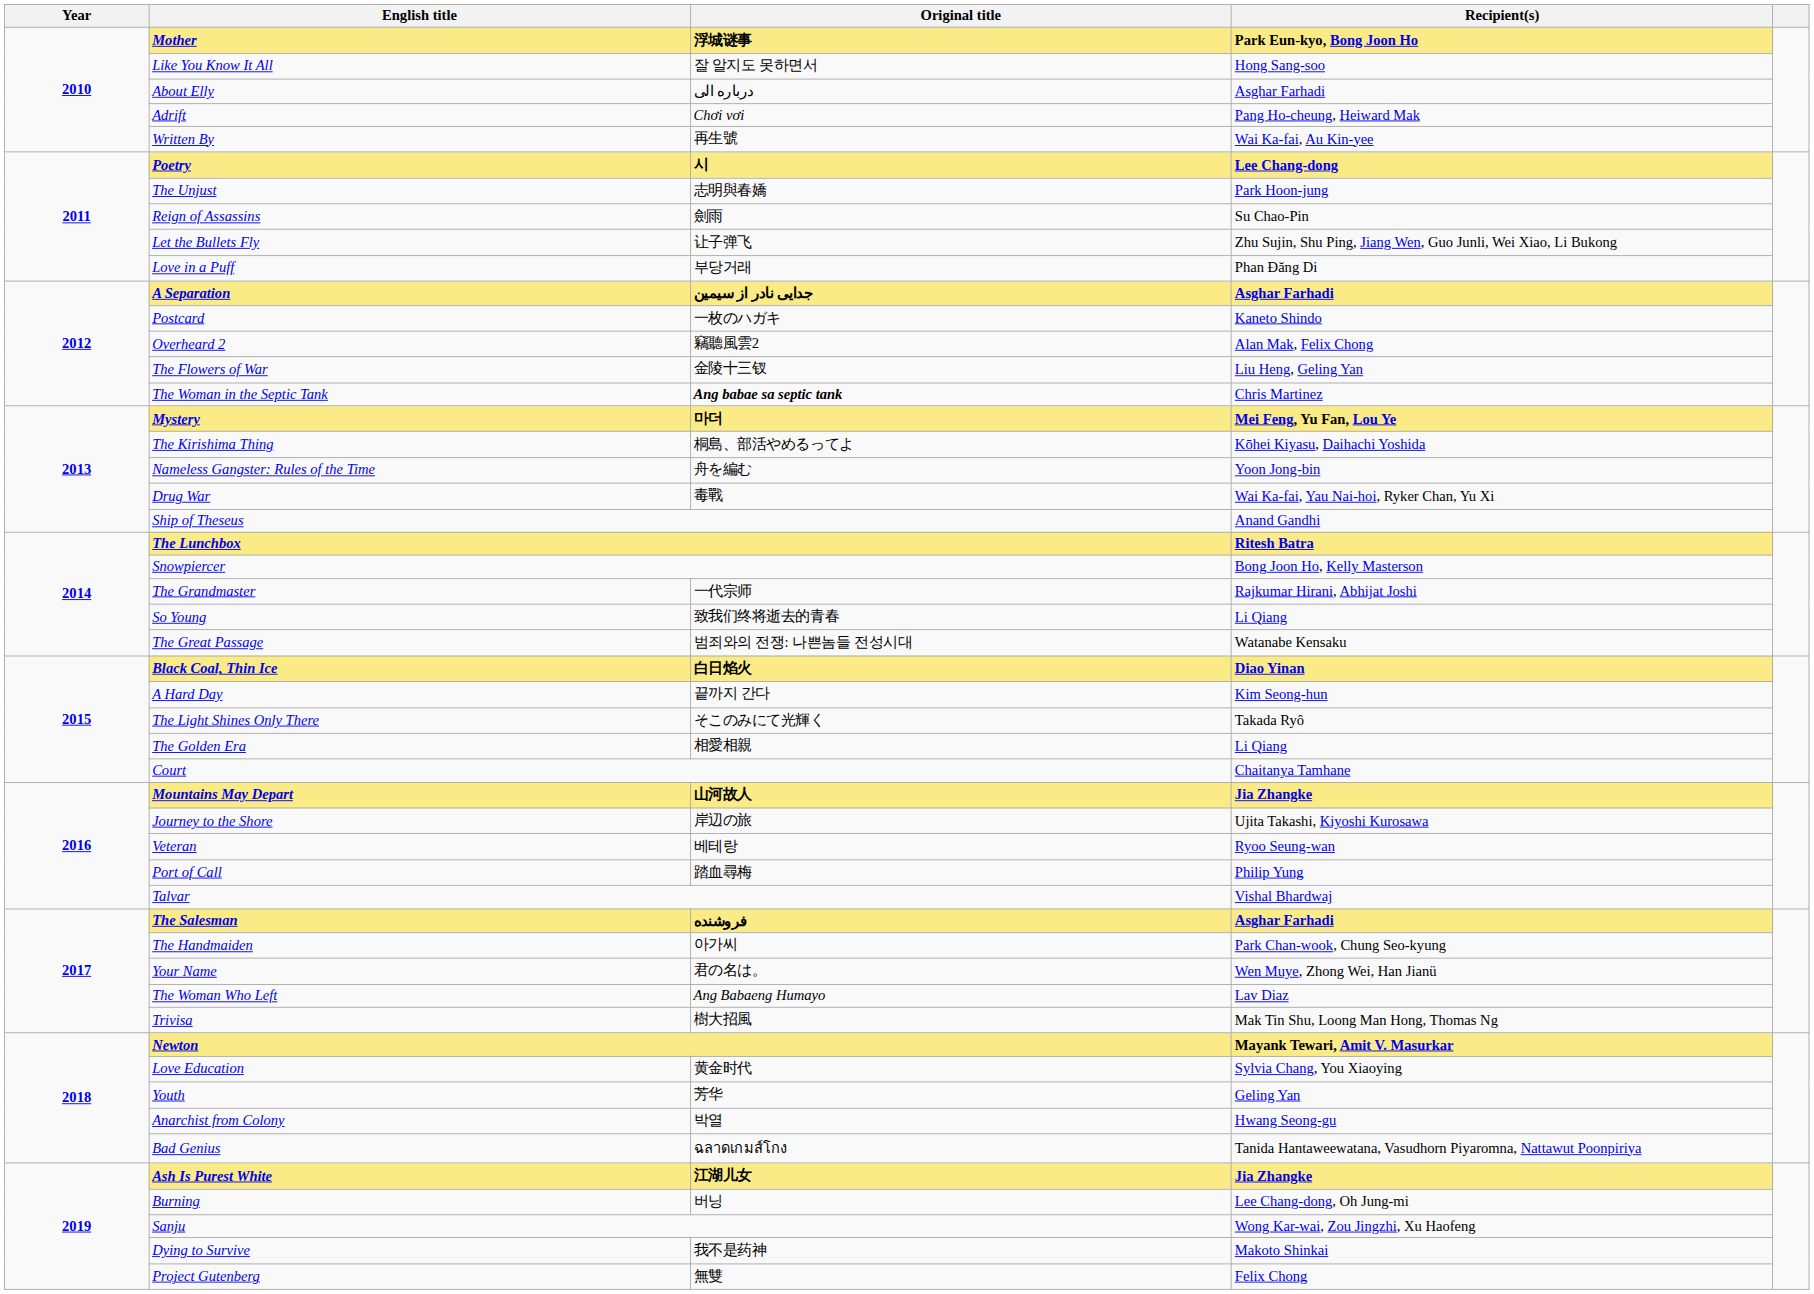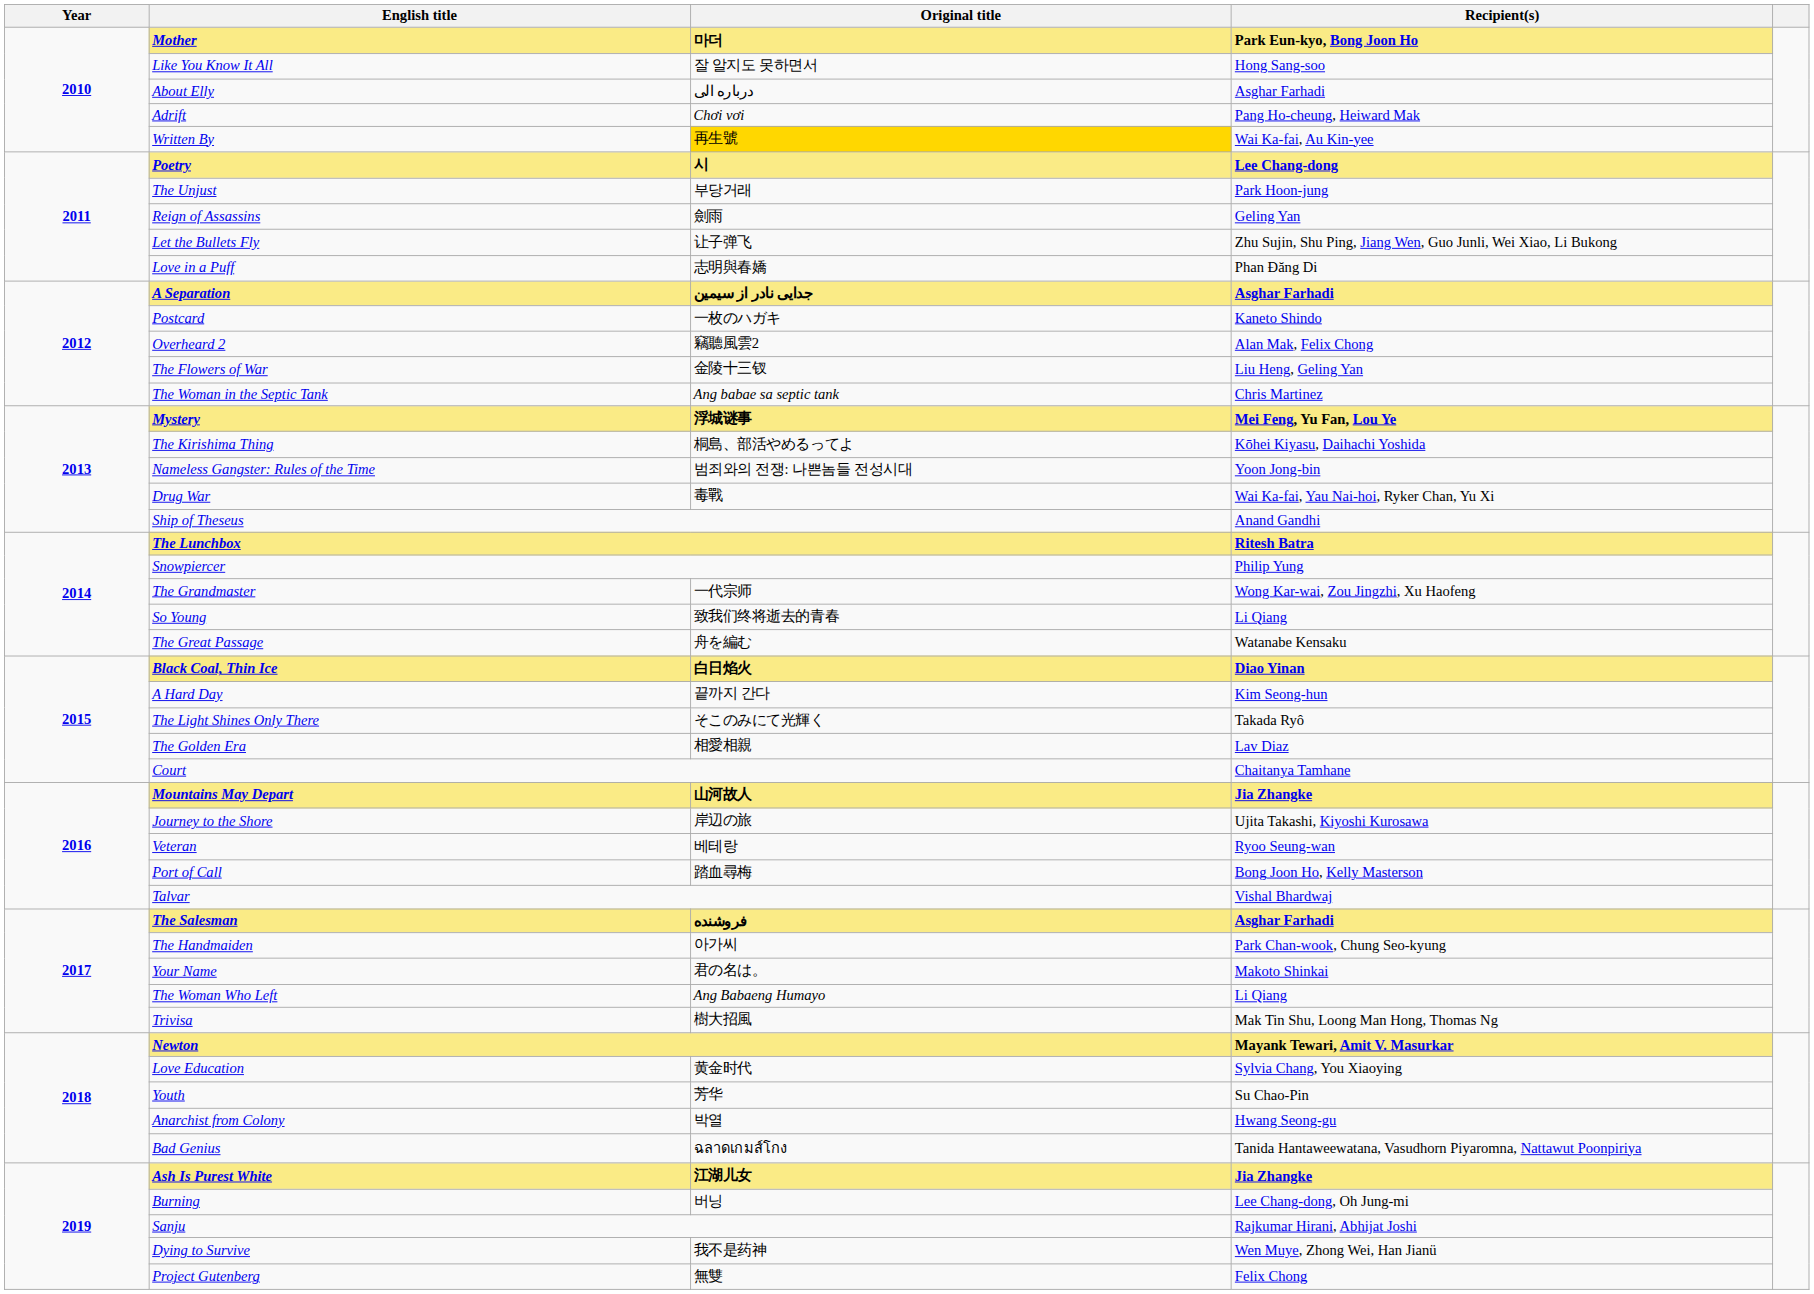(723, 40) 浮城谜事 -> (708, 40) 마더
(715, 138) no background -> (715, 138) gold background
(730, 190) 志明與春嬌 -> (723, 190) 부당거래
(1272, 216) Su Chao-Pin -> (1268, 216) Geling Yan
(723, 267) 부당거래 -> (730, 267) 志明與春嬌
(768, 394) bold -> (766, 394) normal
(708, 418) 마더 -> (723, 418) 浮城谜事
(723, 469) 舟を編む -> (803, 469) 범죄와의 전쟁: 나쁜놈들 전성시대
(1329, 566) Bong Joon Ho, Kelly Masterson -> (1269, 566) Philip Yung
(1326, 591) Rajkumar Hirani, Abhijat Joshi -> (1355, 591) Wong Kar-wai, Zou Jingzhi, Xu Haofeng
(803, 642) 범죄와의 전쟁: 나쁜놈들 전성시대 -> (723, 642) 舟を編む
(1261, 746) Li Qiang -> (1262, 746) Lav Diaz
(1269, 872) Philip Yung -> (1329, 872) Bong Joon Ho, Kelly Masterson
(1336, 971) Wen Muye, Zhong Wei, Han Jianü -> (1282, 971) Makoto Shinkai
(1262, 995) Lav Diaz -> (1261, 995) Li Qiang
(1268, 1094) Geling Yan -> (1272, 1094) Su Chao-Pin
(1355, 1226) Wong Kar-wai, Zou Jingzhi, Xu Haofeng -> (1326, 1226) Rajkumar Hirani, Abhijat Joshi
(1282, 1250) Makoto Shinkai -> (1336, 1250) Wen Muye, Zhong Wei, Han Jianü
